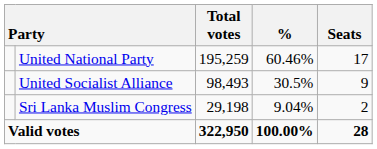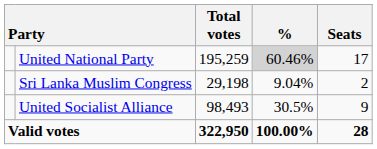(290, 58) no background -> (290, 58) lightgrey background
rows swapped: (96, 82) <-> (105, 107)
